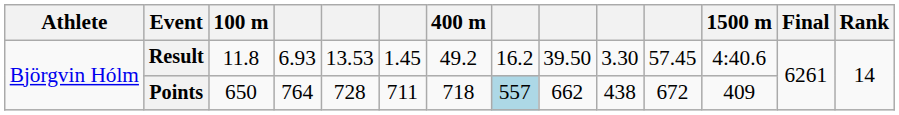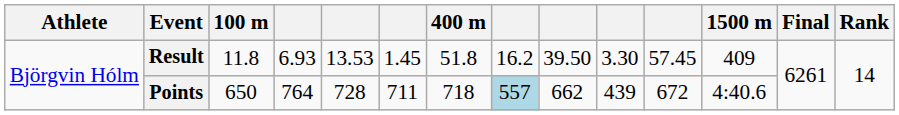(458, 57) 49.2 -> (458, 57) 51.8
(739, 57) 4:40.6 -> (739, 57) 409
(620, 92) 438 -> (620, 92) 439
(739, 92) 409 -> (739, 92) 4:40.6
